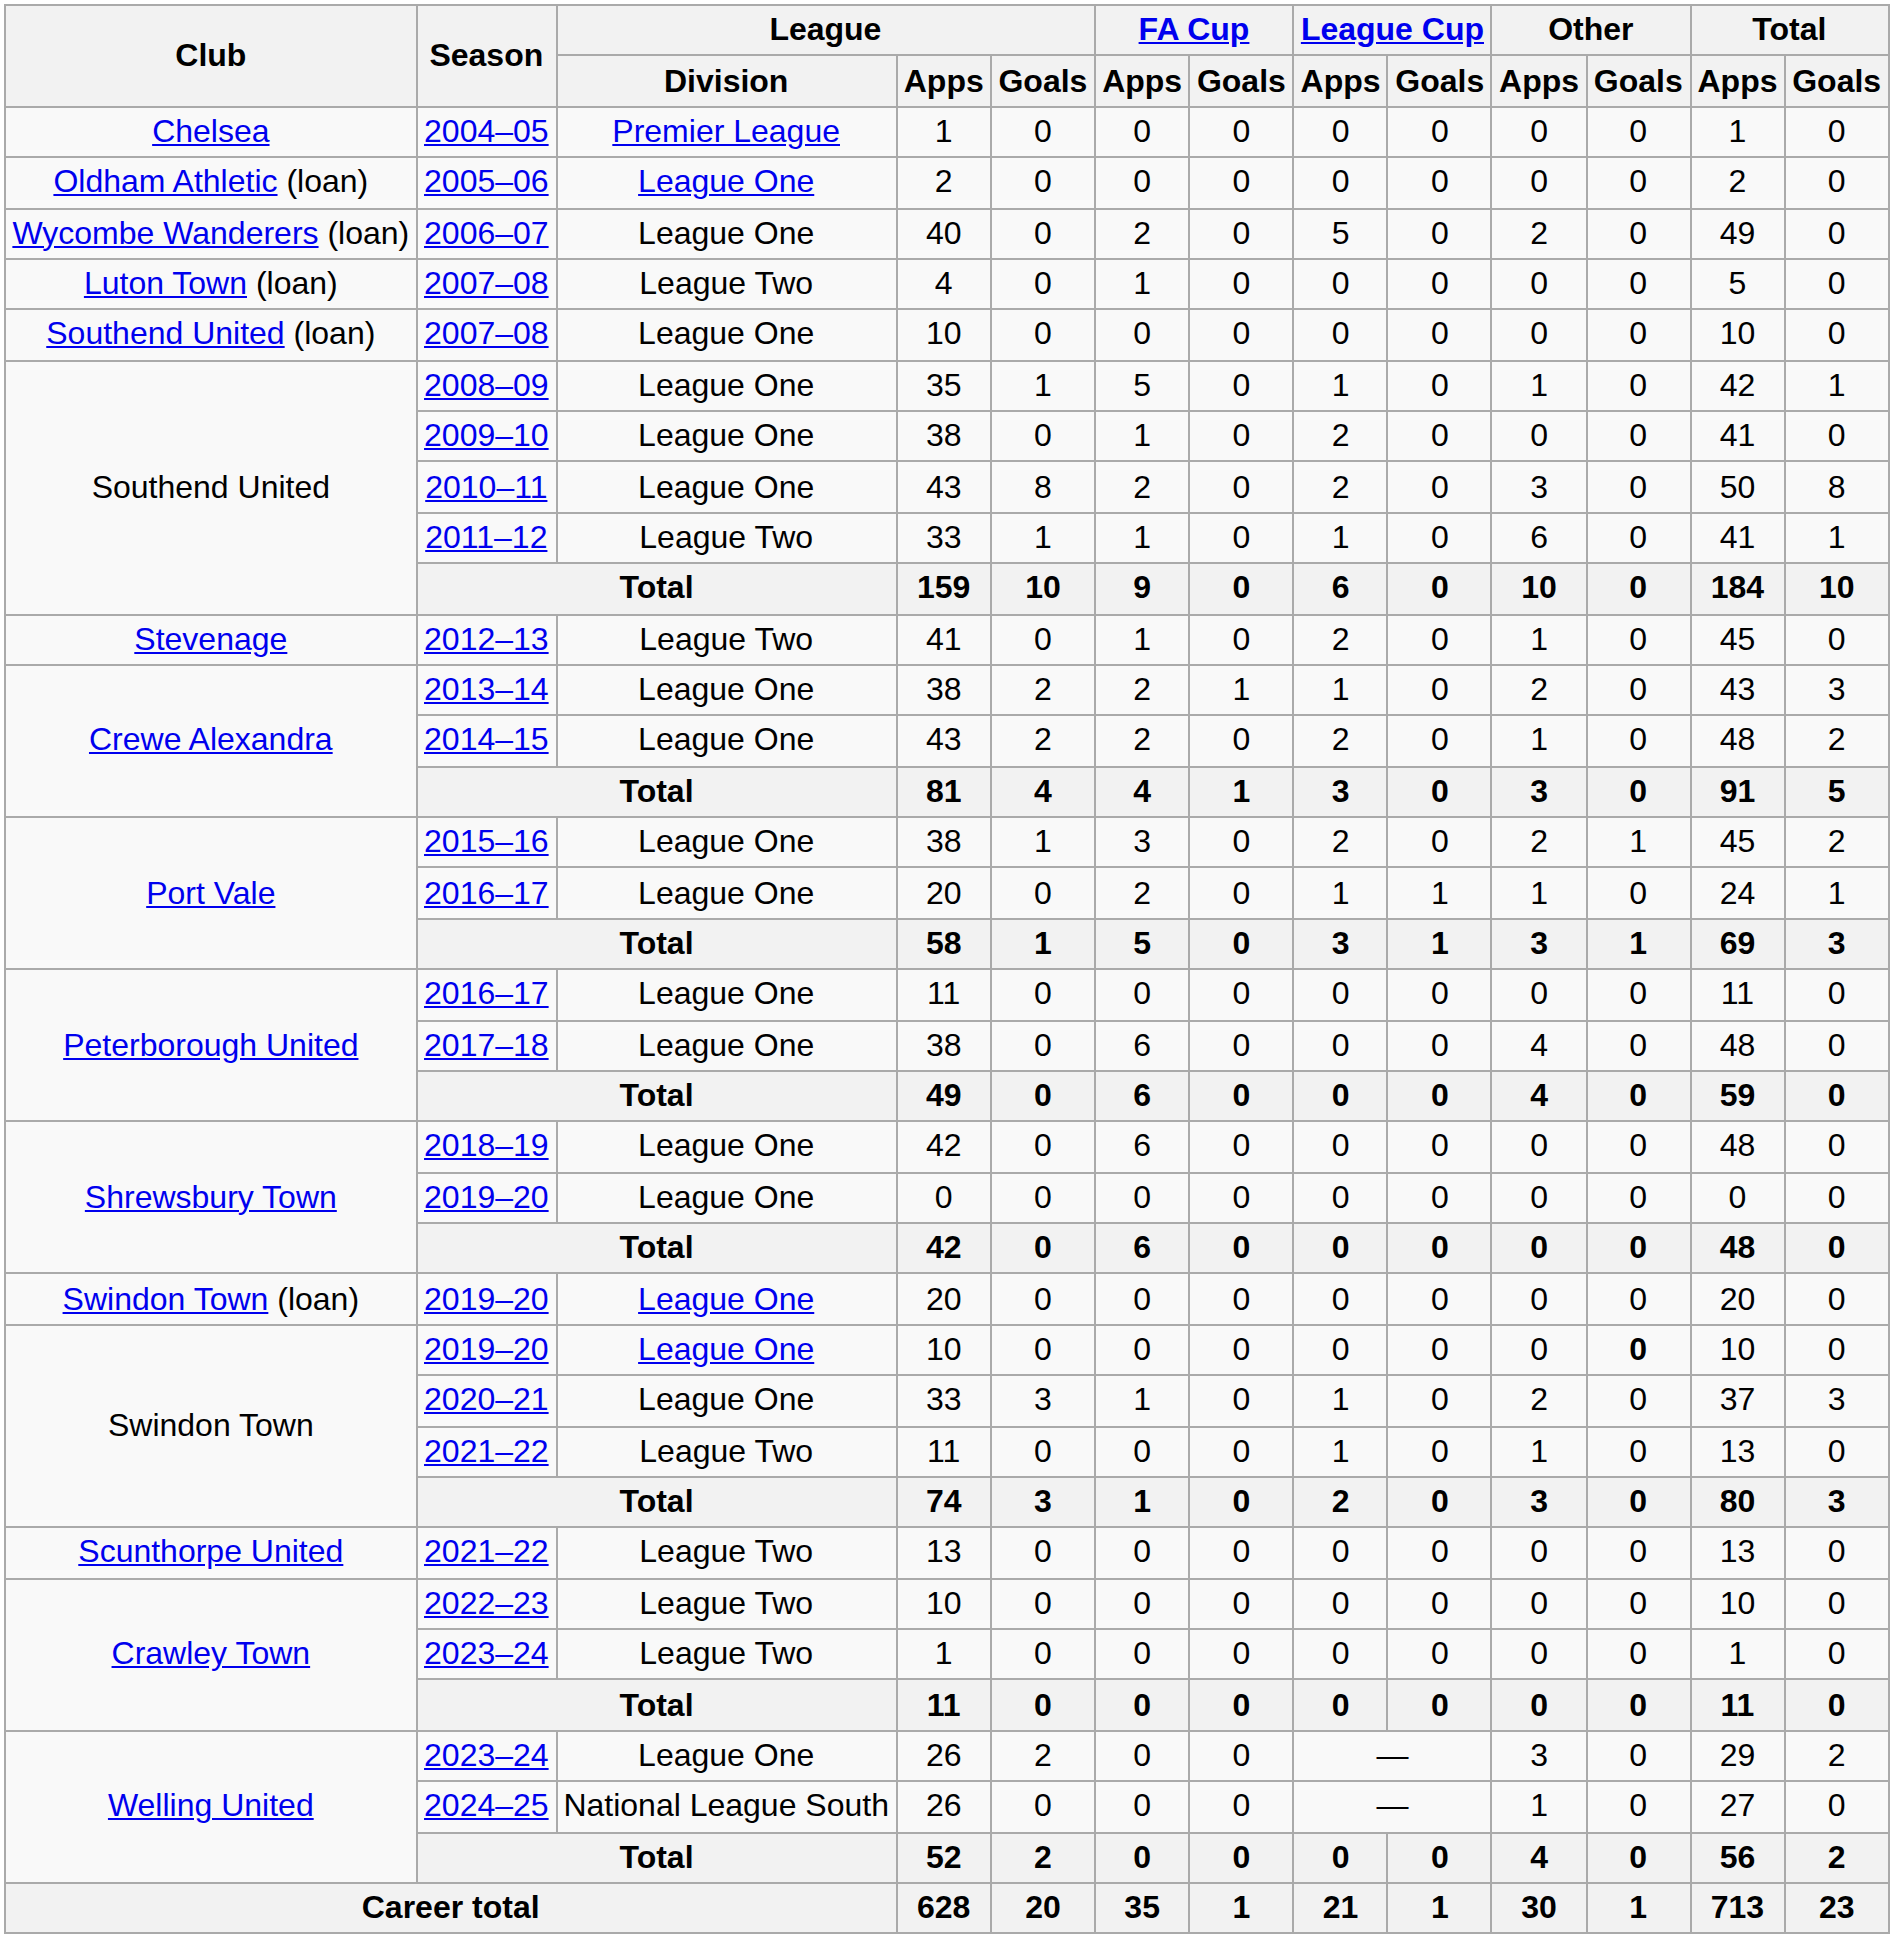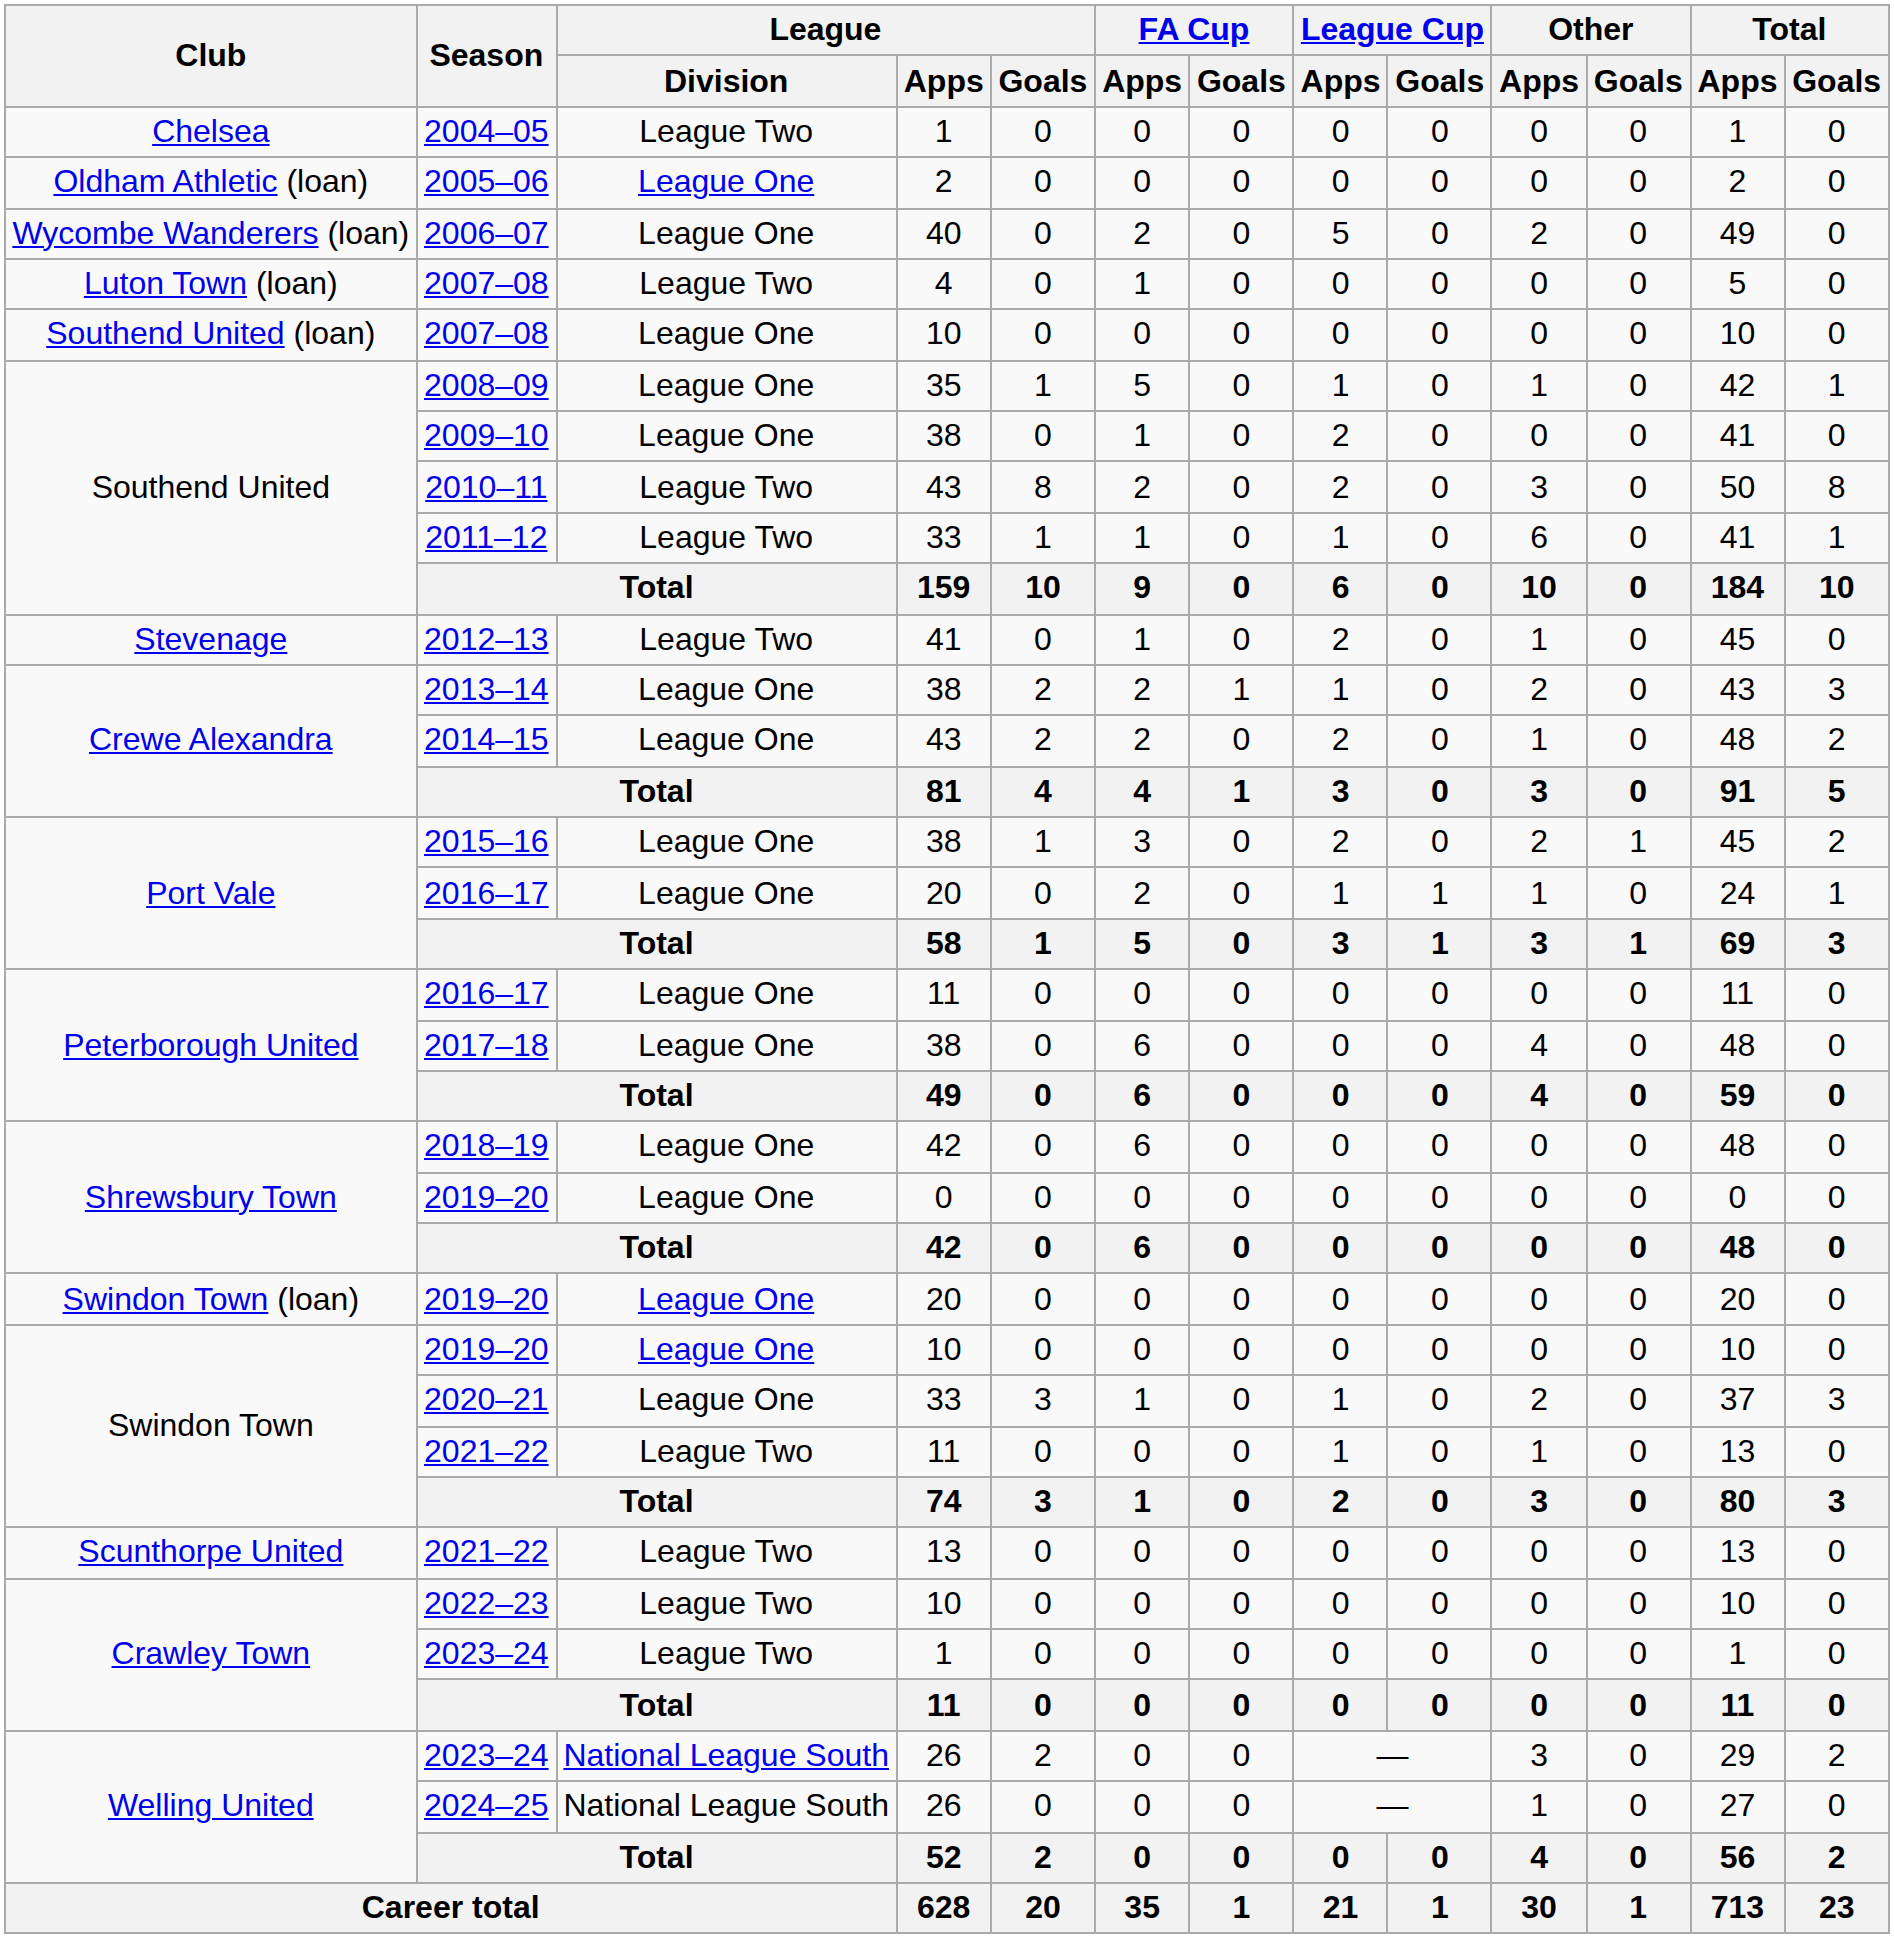(726, 131) Premier League -> (726, 131) League Two
(726, 486) League One -> (726, 486) League Two
(1638, 1349) bold -> (1638, 1349) normal
(726, 1755) League One -> (726, 1755) National League South
